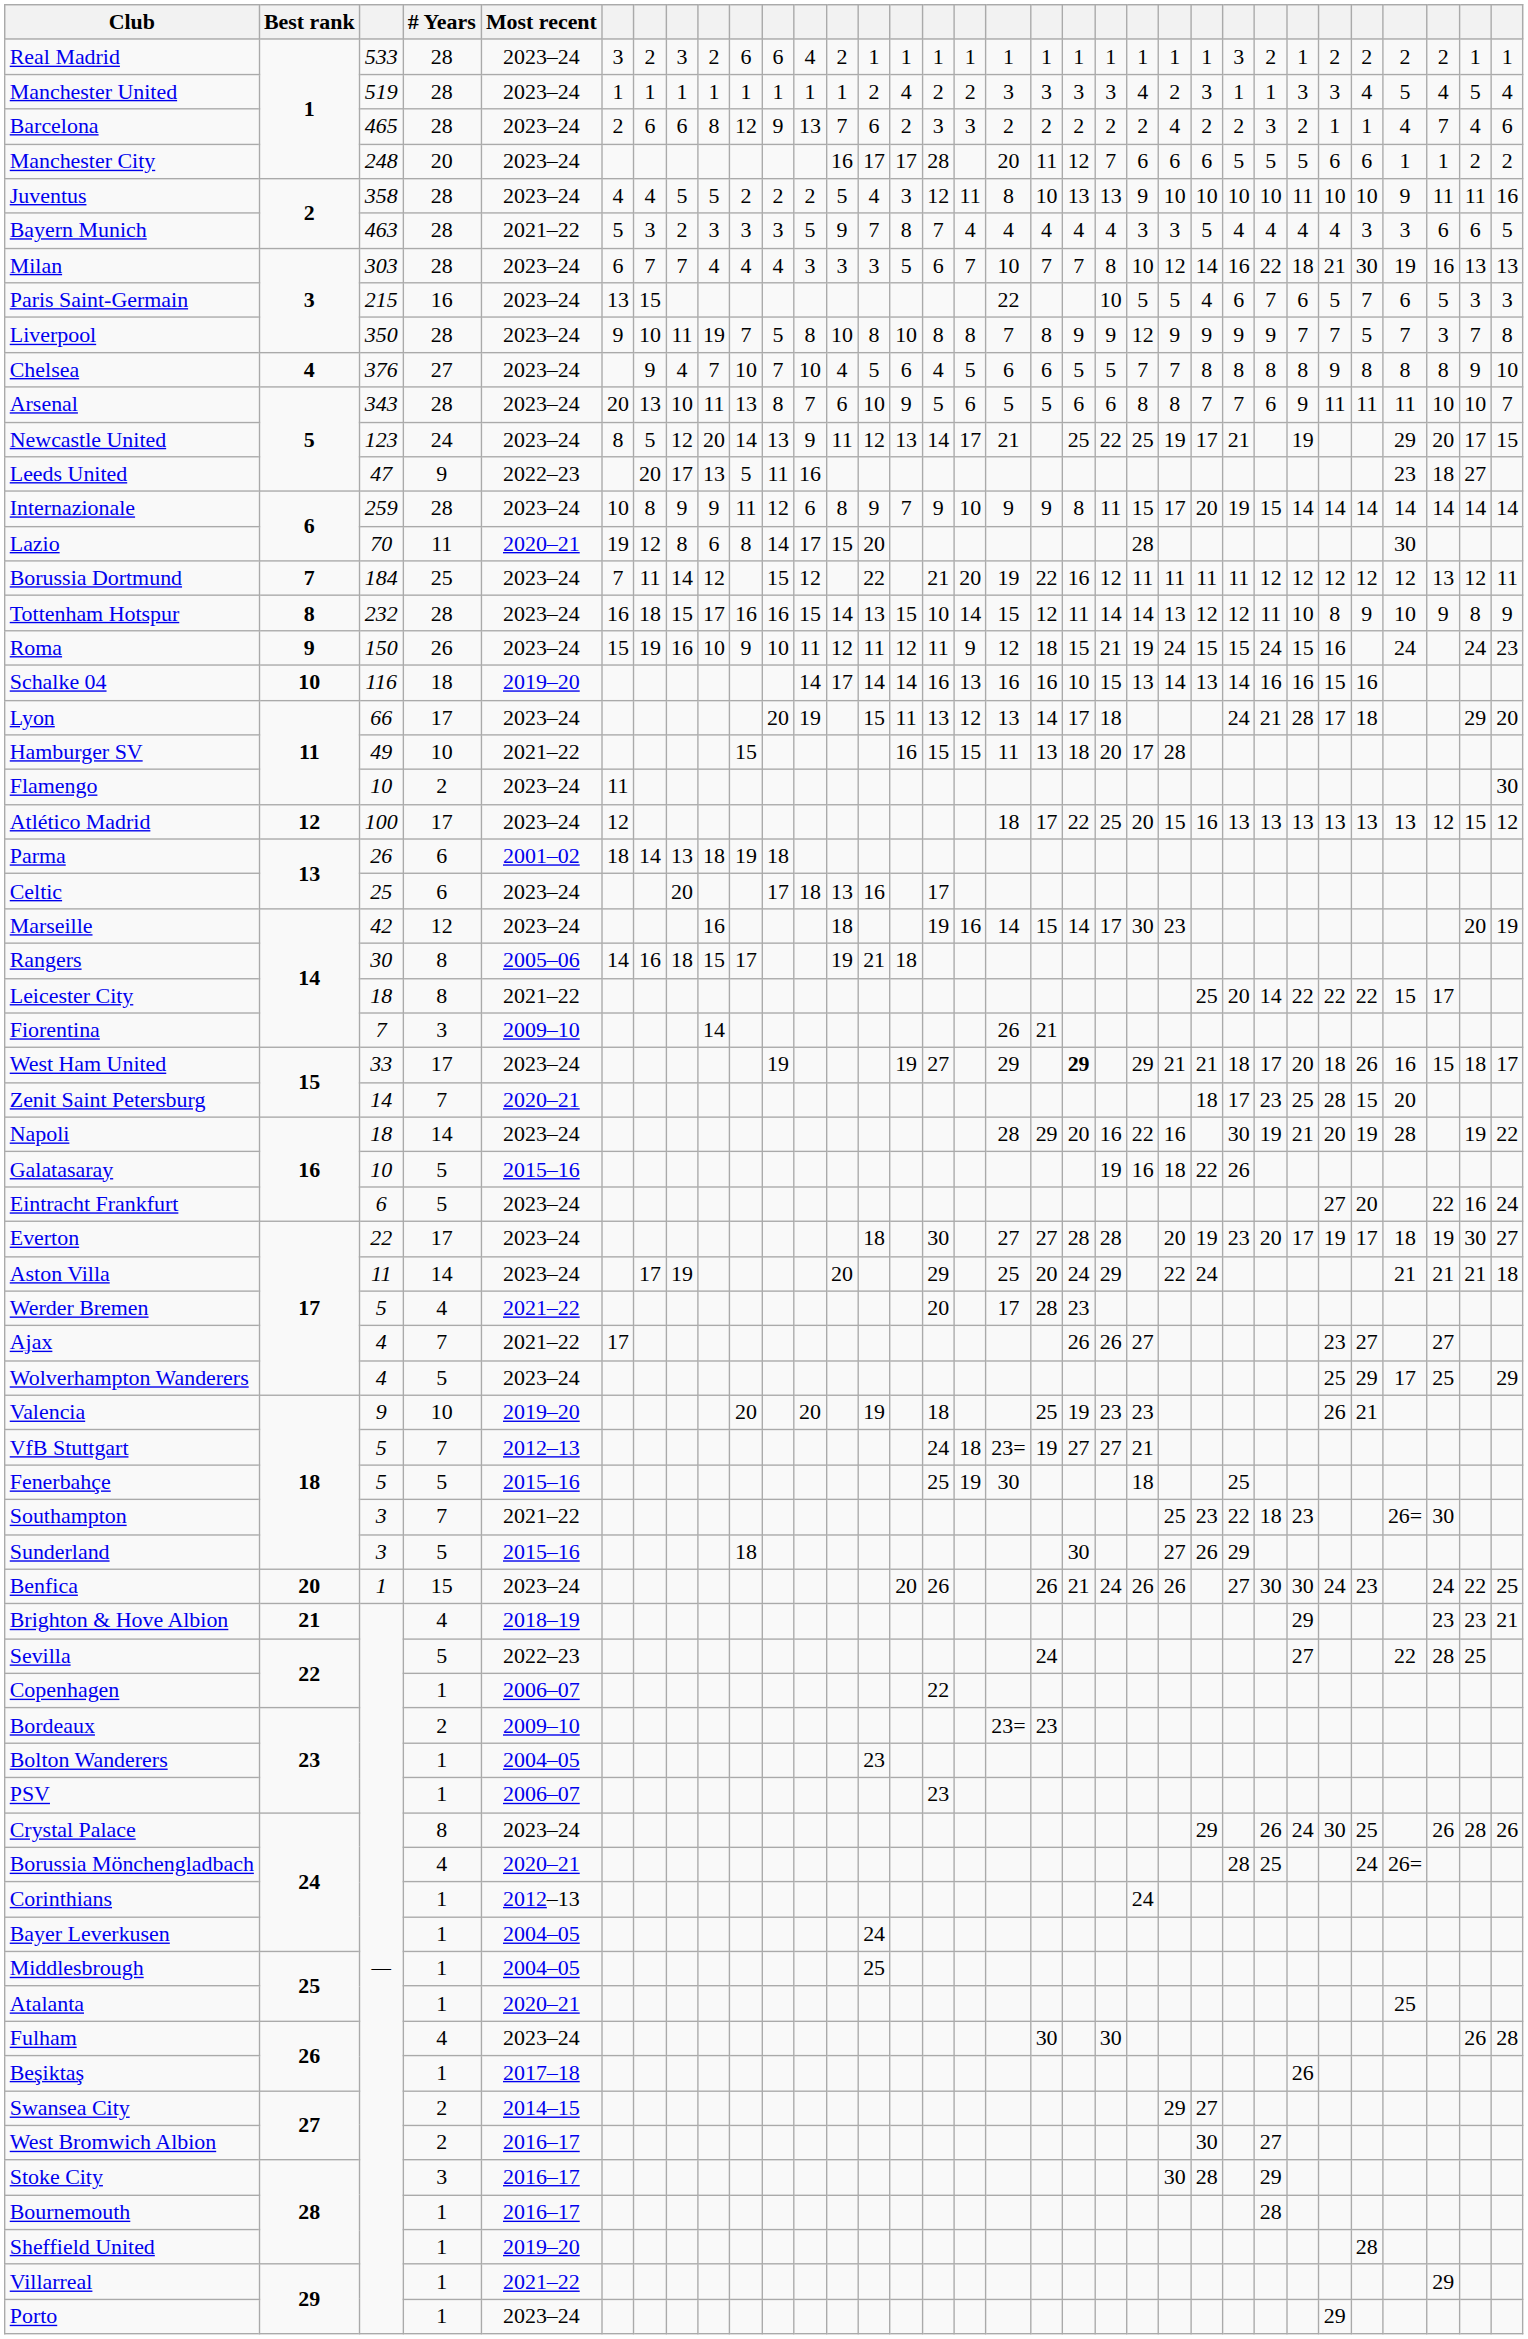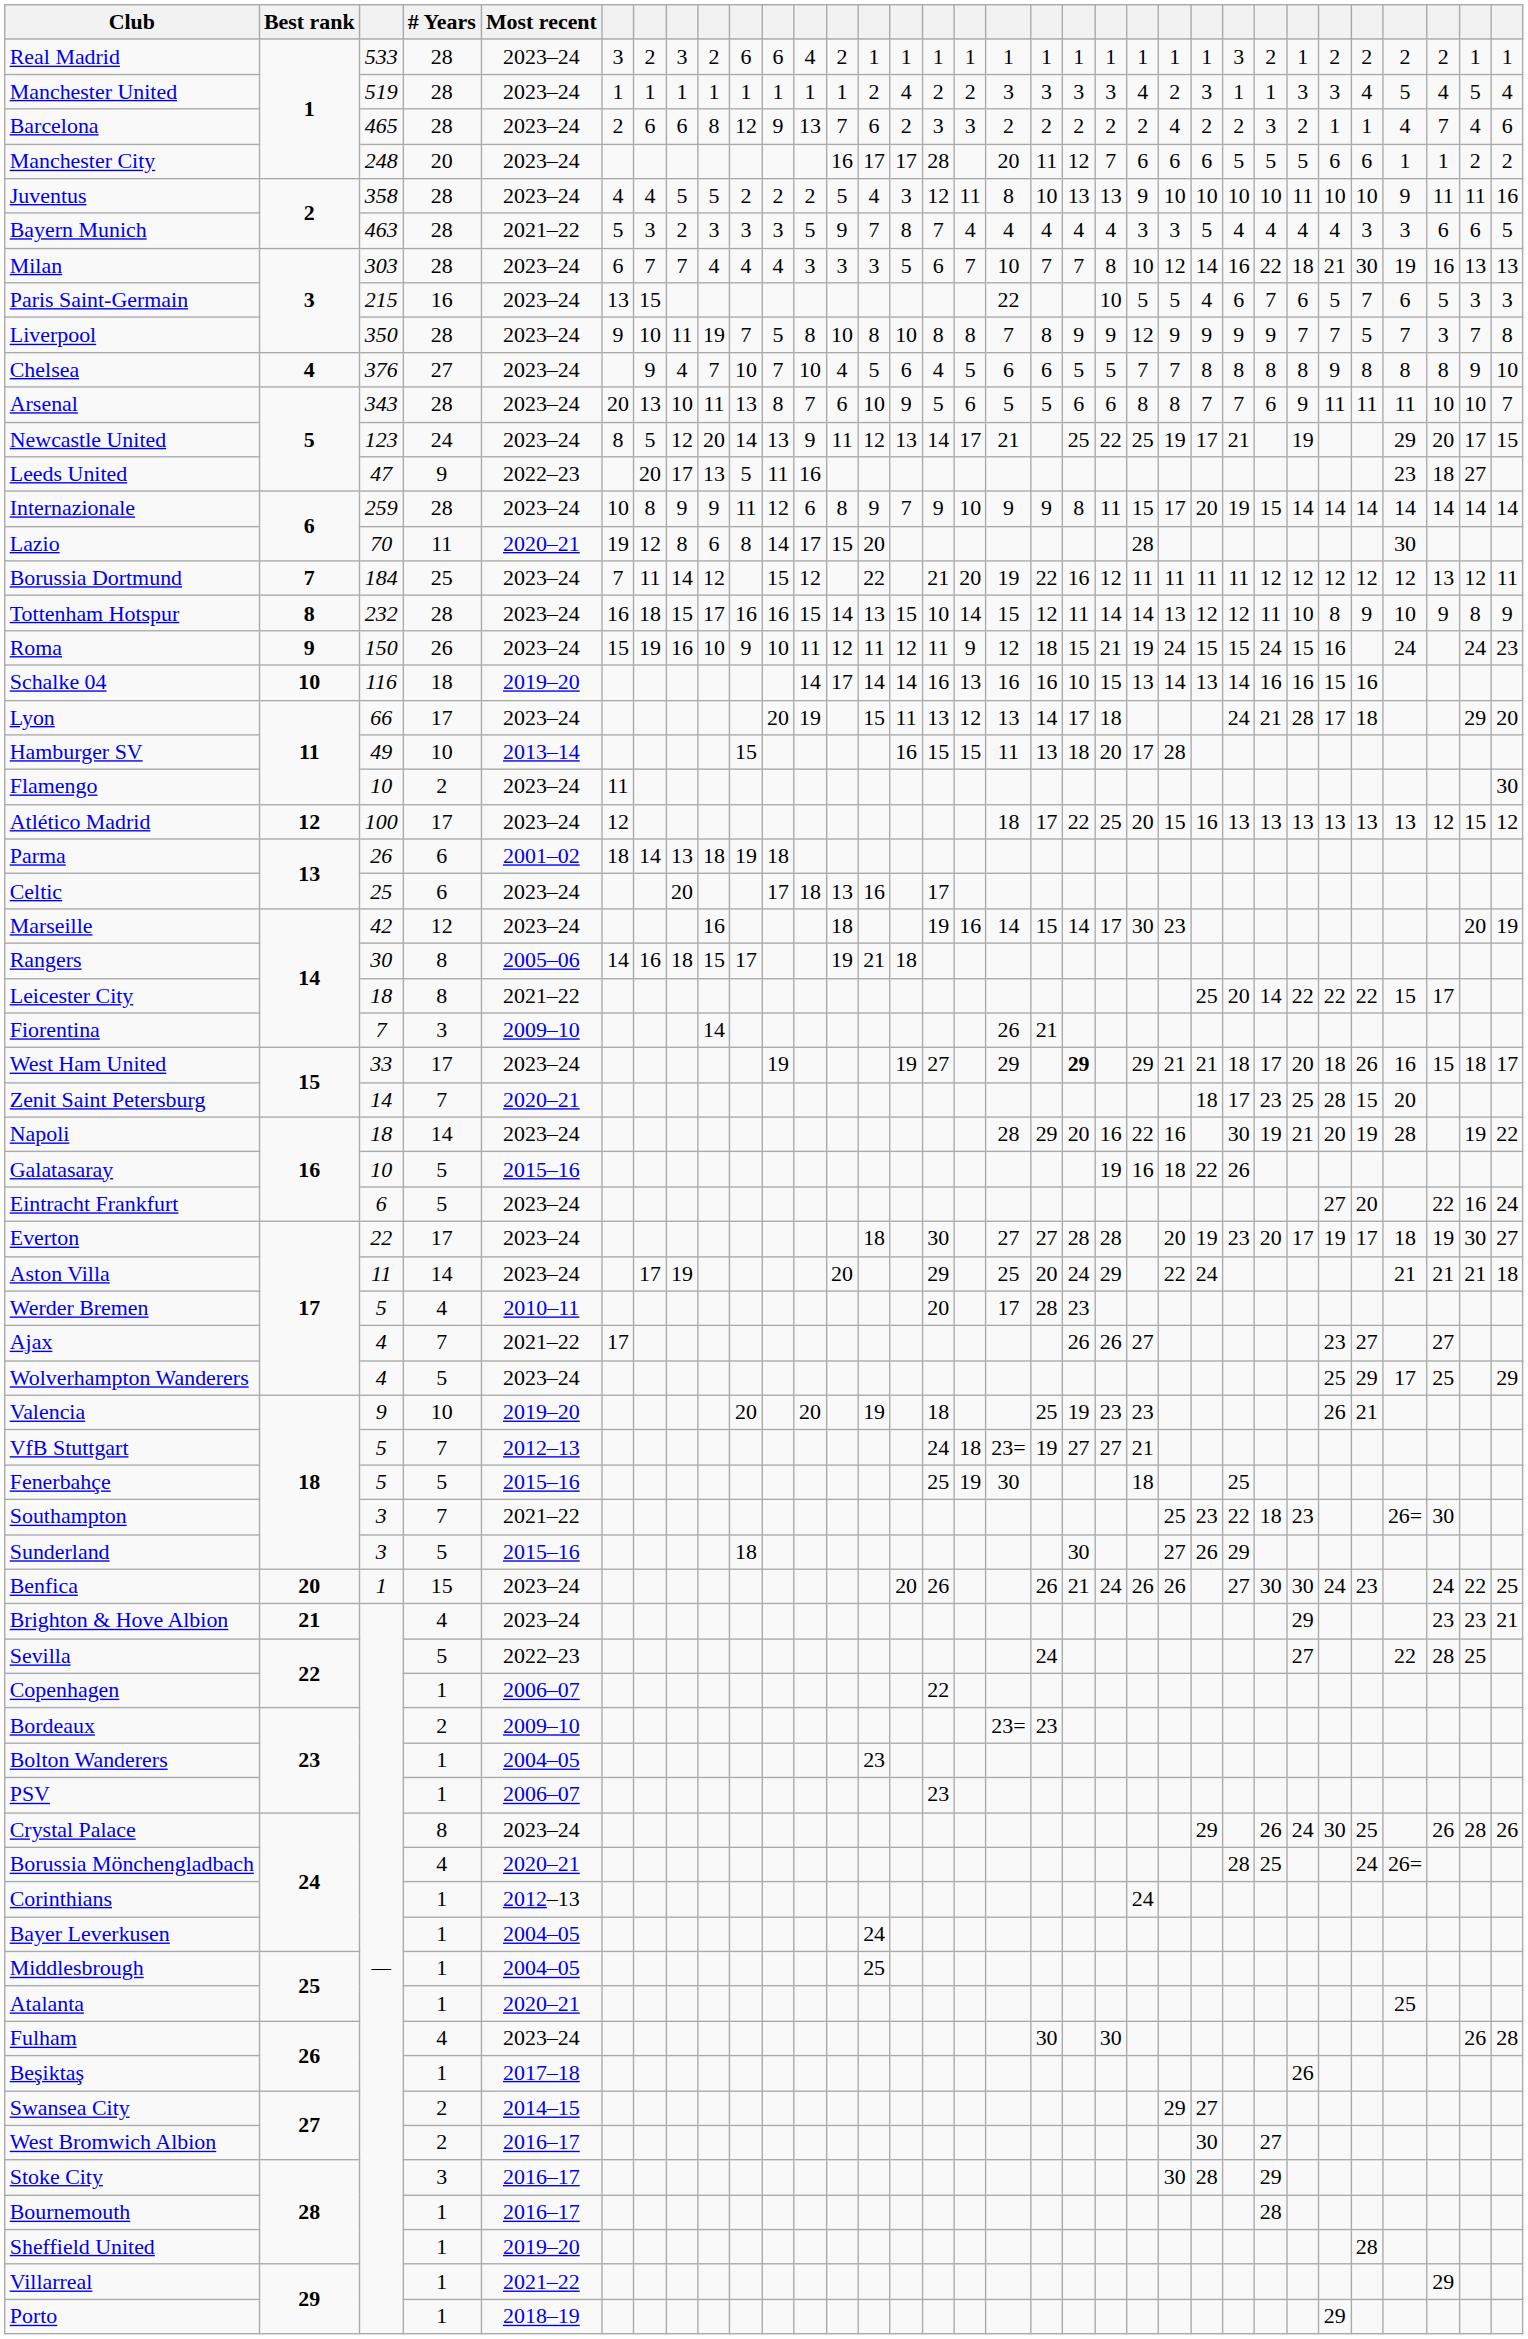(541, 751) 2021–22 -> (541, 751) 2013–14
(541, 1308) 2021–22 -> (541, 1308) 2010–11
(541, 1621) 2018–19 -> (541, 1621) 2023–24
(541, 2316) 2023–24 -> (541, 2316) 2018–19
